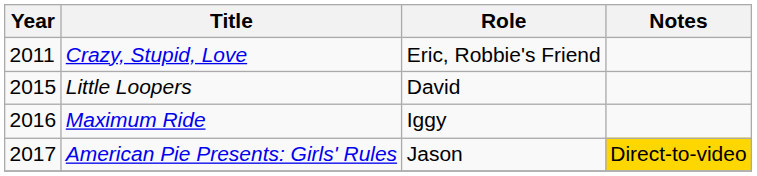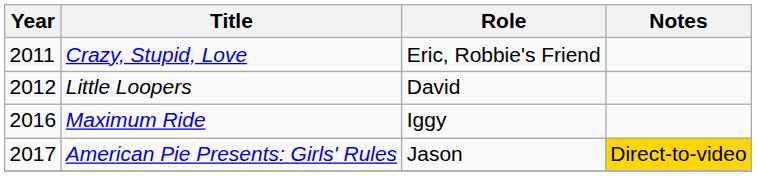(33, 87) 2015 -> (33, 87) 2012
